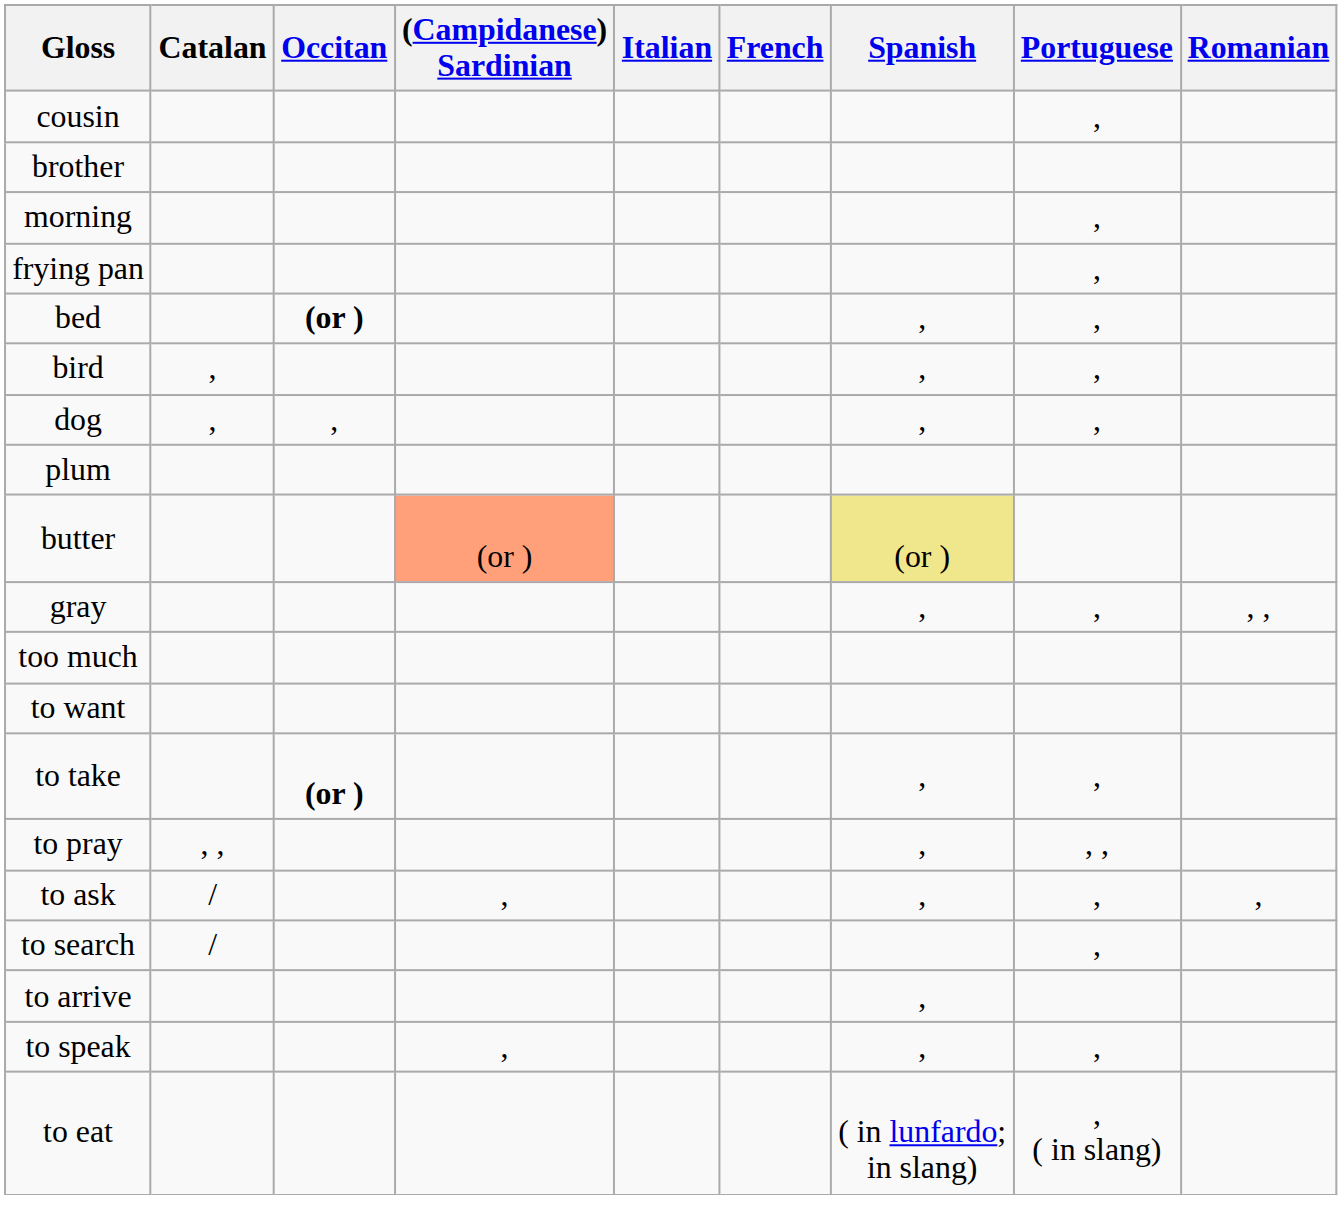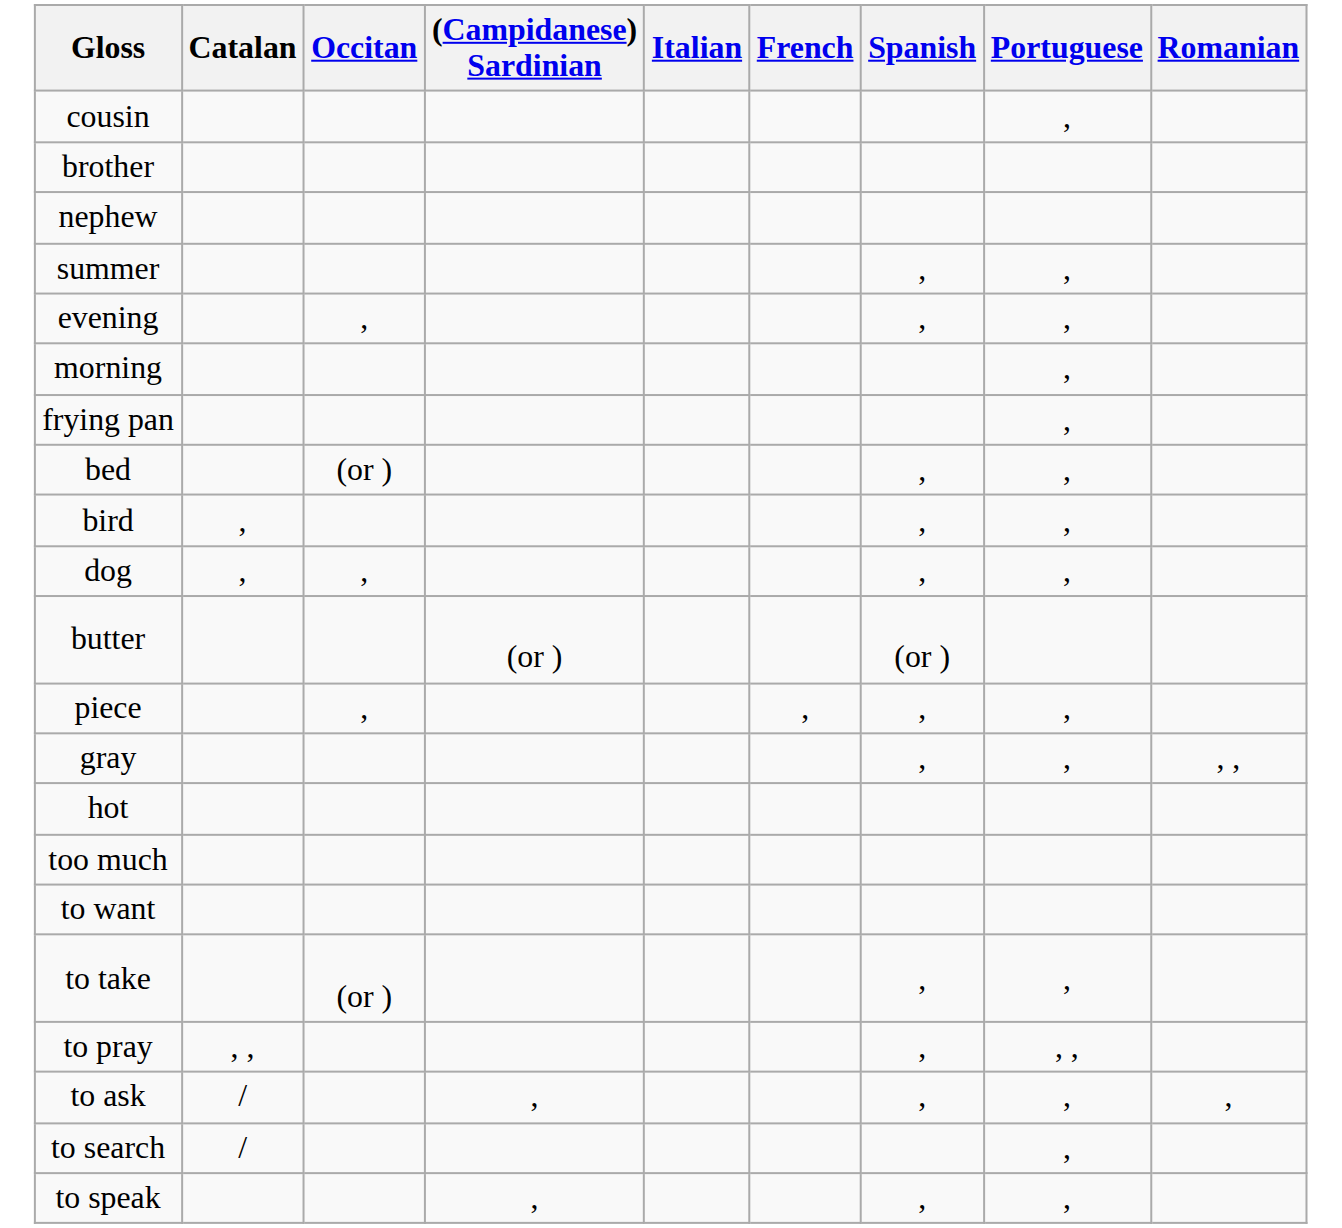+ row: (108, 217)
+ row: (108, 267)
+ row: (108, 318)
(334, 318) bold -> (364, 469) normal
- row: (78, 469)
(505, 555) lightsalmon background -> (535, 656) no background
(922, 555) khaki background -> (922, 656) no background
+ row: (108, 707)
+ row: (108, 808)
(334, 793) bold -> (364, 995) normal
- row: (78, 995)
- row: (78, 1132)
